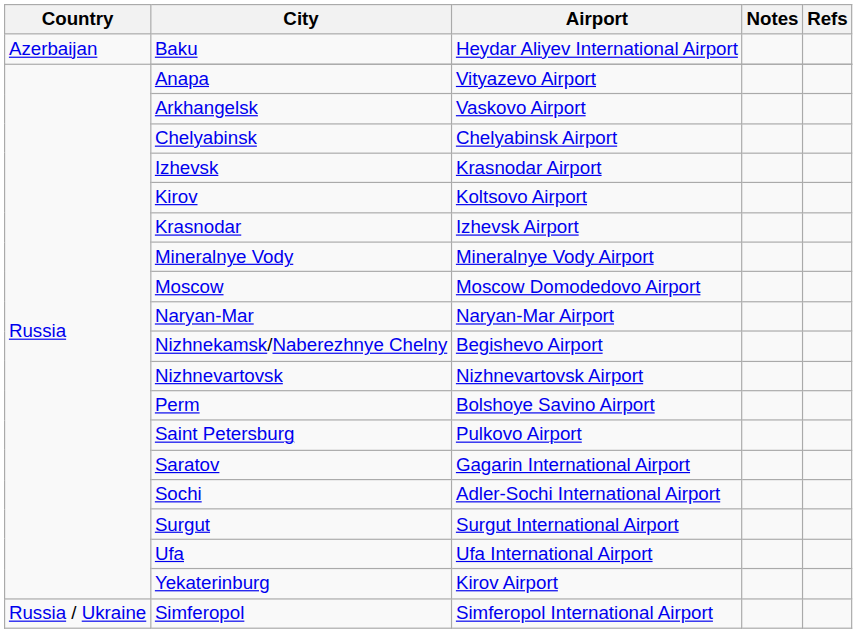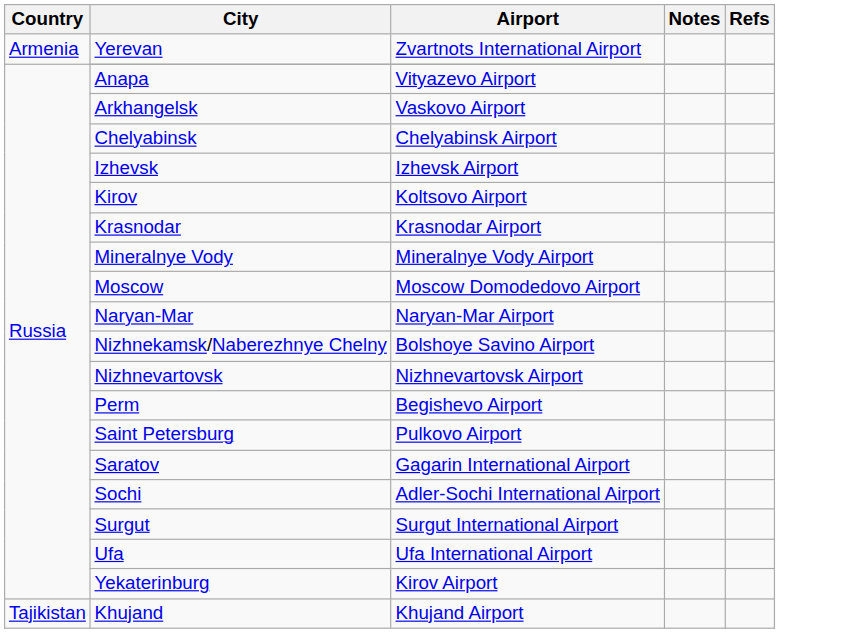+ row: (129, 49)
- row: (176, 49)
(529, 167) Krasnodar Airport -> (457, 167) Izhevsk Airport
(517, 227) Izhevsk Airport -> (468, 227) Krasnodar Airport
(529, 345) Begishevo Airport -> (495, 345) Bolshoye Savino Airport
(555, 405) Bolshoye Savino Airport -> (469, 405) Begishevo Airport
- row: (200, 613)
+ row: (129, 613)
